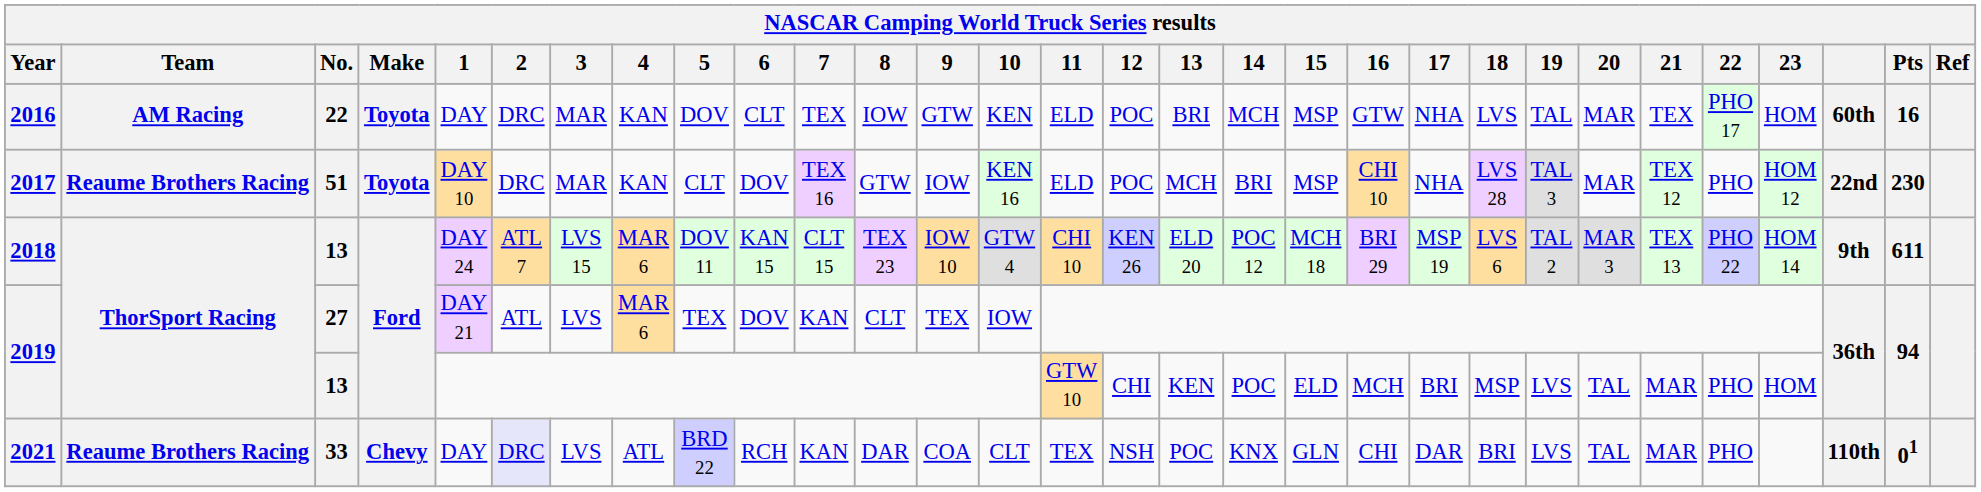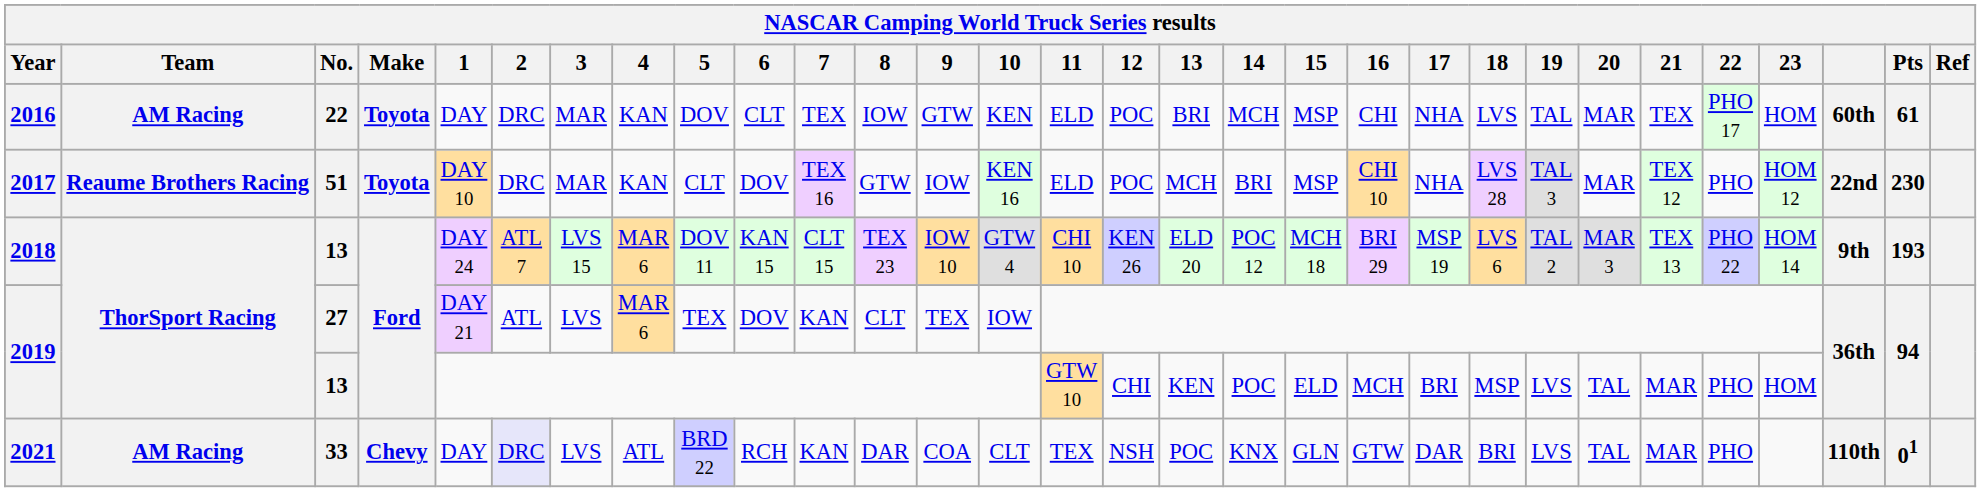(1378, 116) GTW -> (1378, 116) CHI
(1908, 116) 16 -> (1908, 116) 61
(1908, 250) 611 -> (1908, 250) 193
(188, 452) Reaume Brothers Racing -> (188, 452) AM Racing
(1378, 452) CHI -> (1378, 452) GTW
